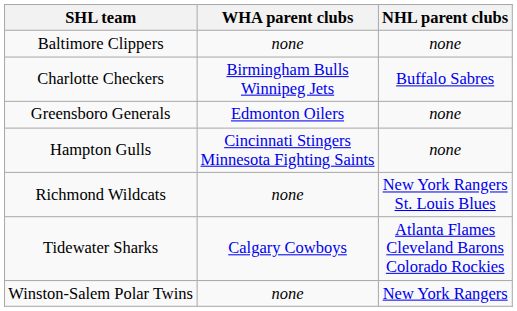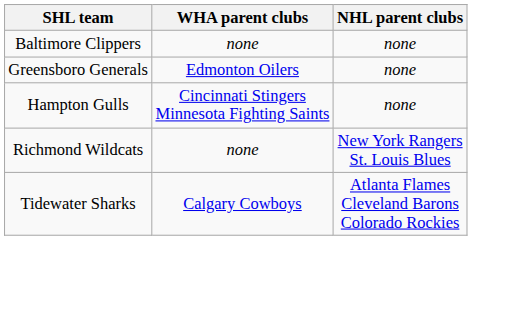- row: (101, 79)
- row: (101, 293)
